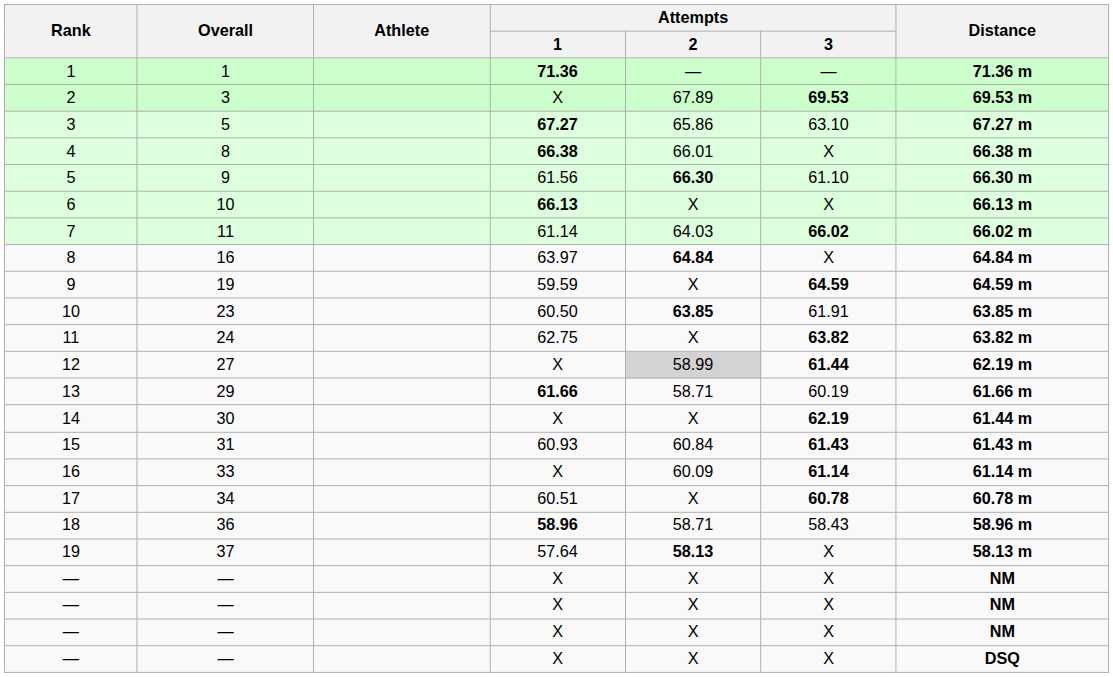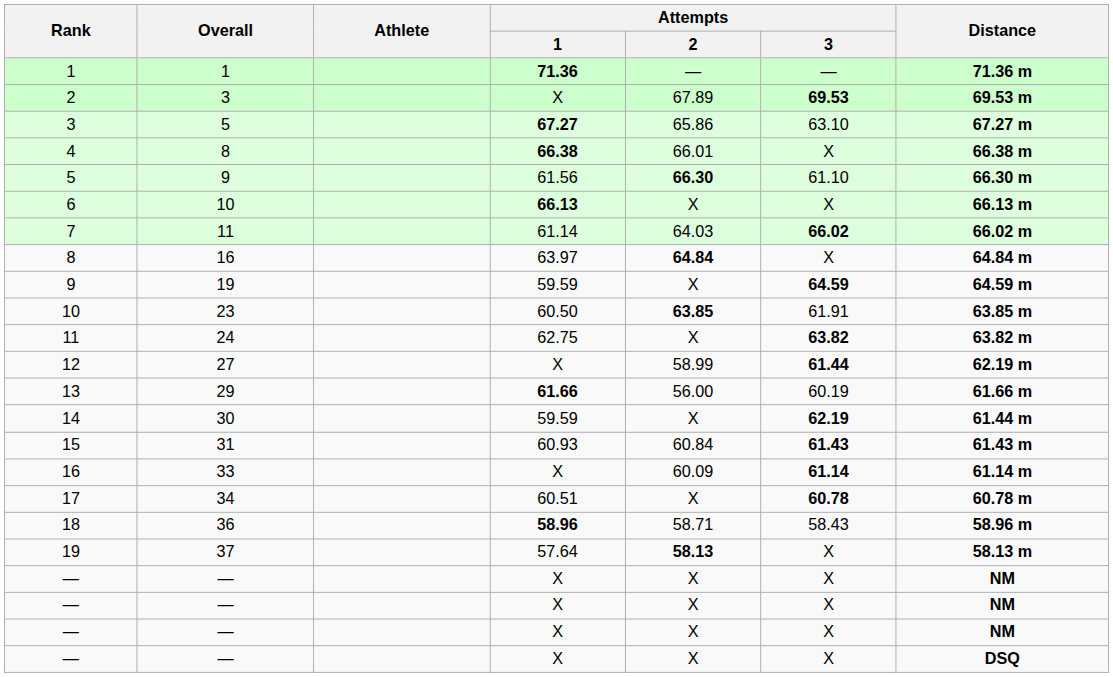(693, 364) lightgrey background -> (693, 364) no background
(693, 391) 58.71 -> (693, 391) 56.00
(558, 418) X -> (558, 418) 59.59
